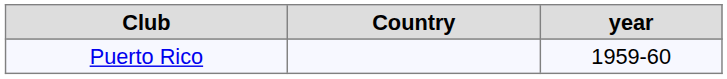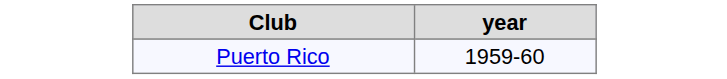- column: (414, 22)
